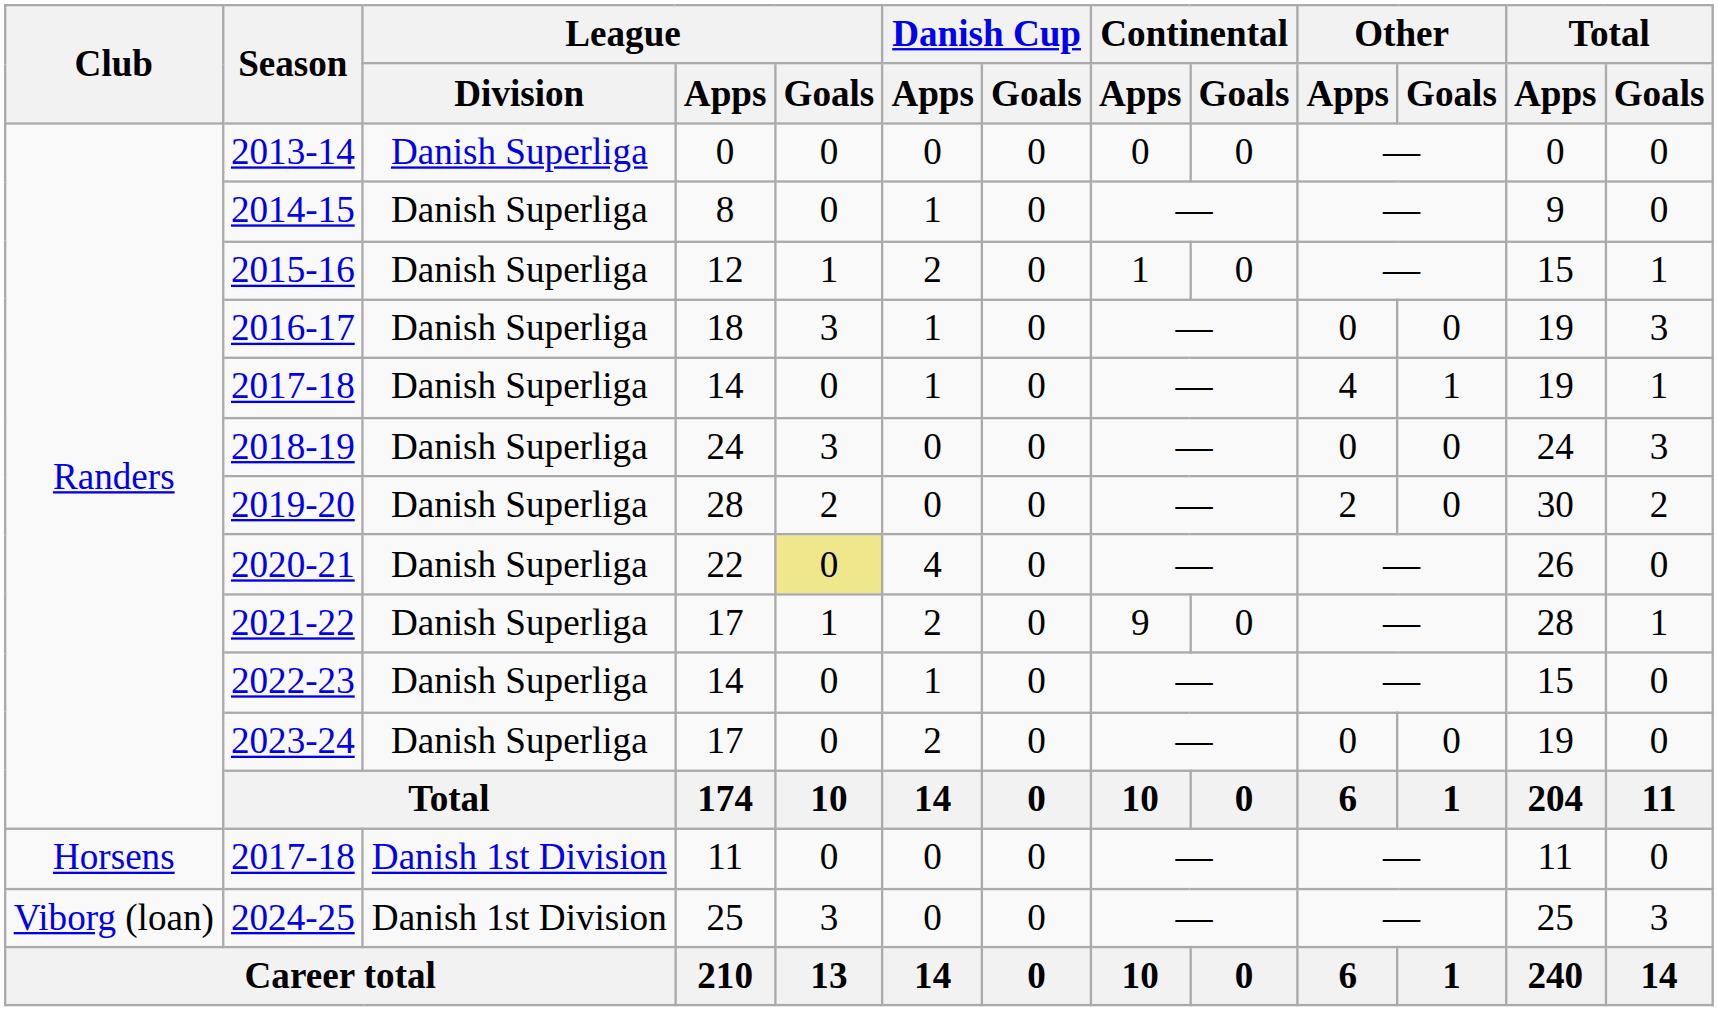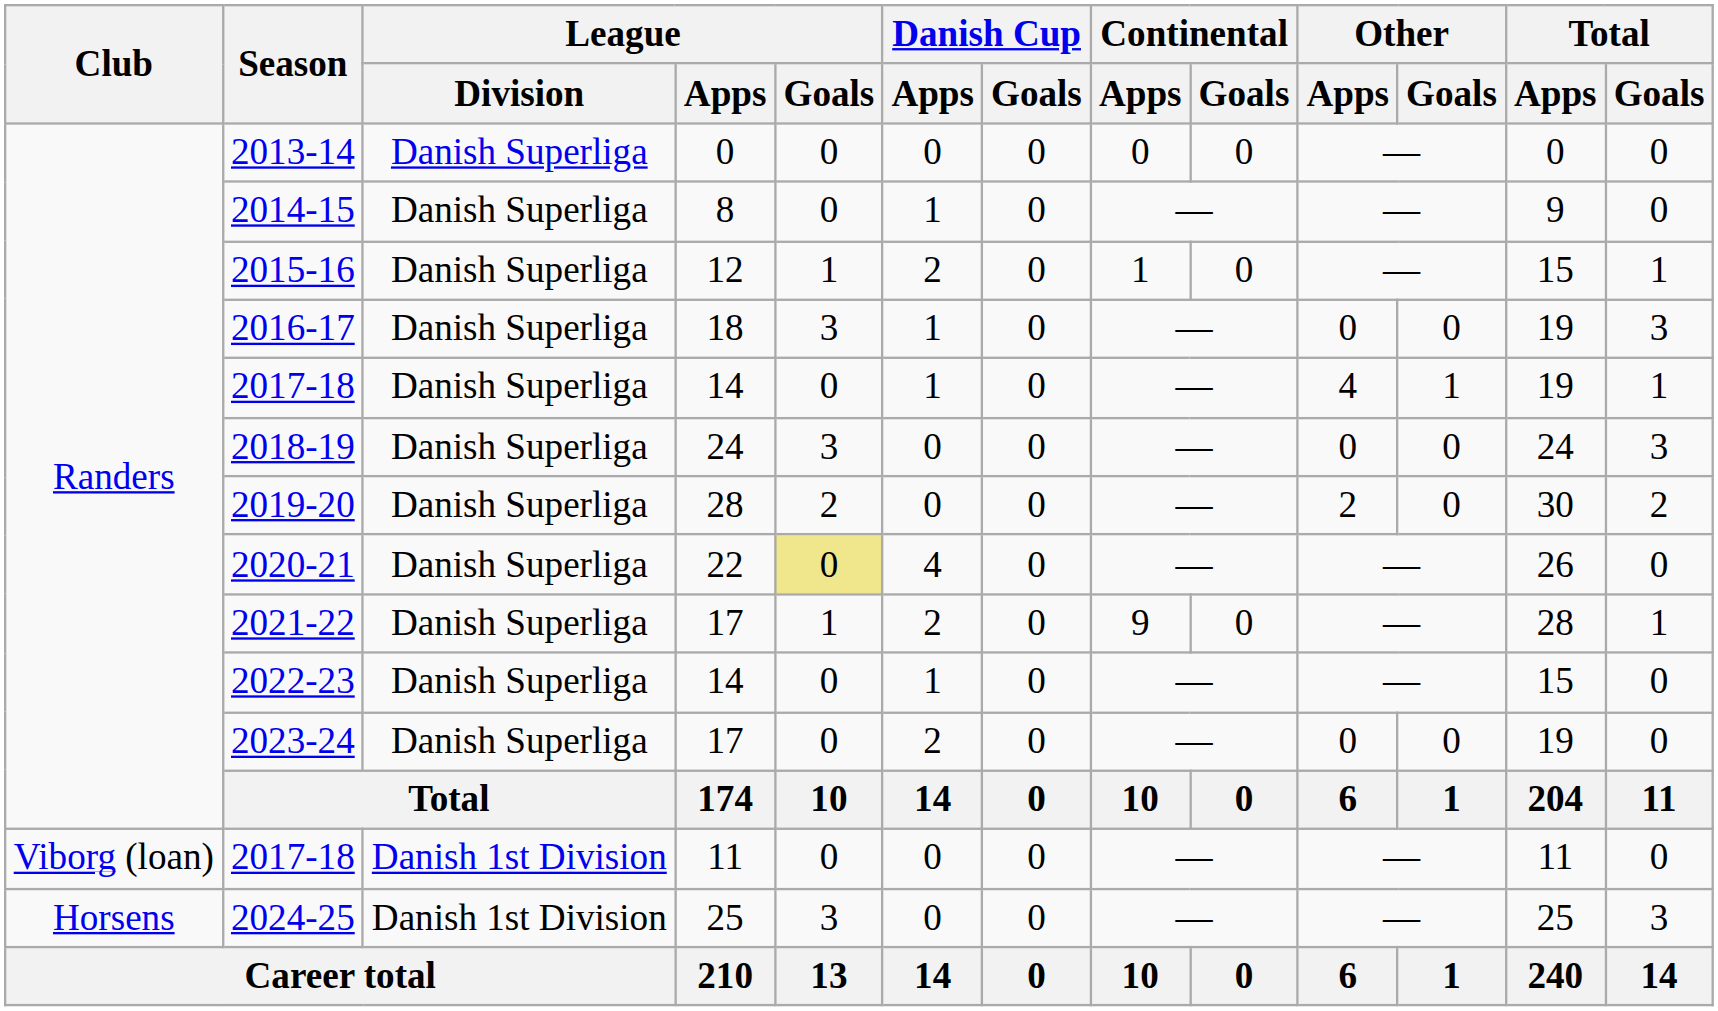(114, 858) Horsens -> (114, 858) Viborg (loan)
(114, 916) Viborg (loan) -> (114, 916) Horsens
